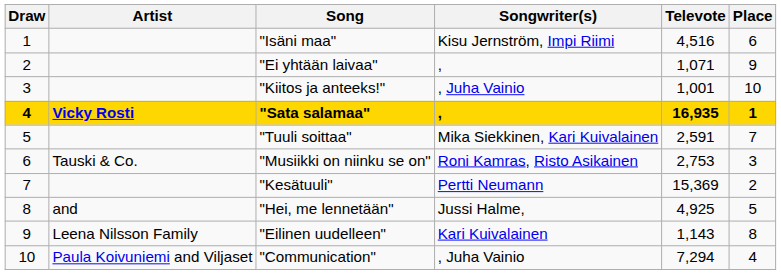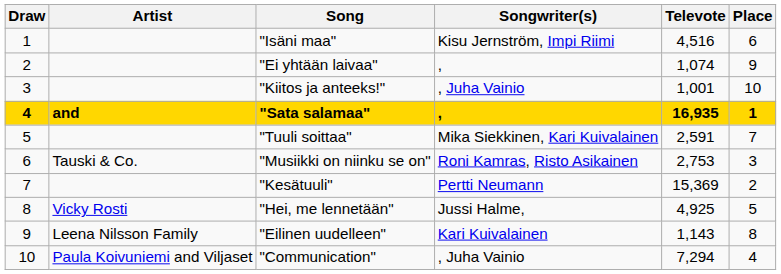(696, 64) 1,071 -> (696, 64) 1,074
(93, 112) Vicky Rosti -> (66, 112) and
(65, 209) and -> (90, 209) Vicky Rosti
